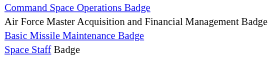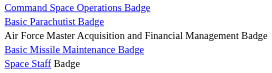+ row: (54, 21)
